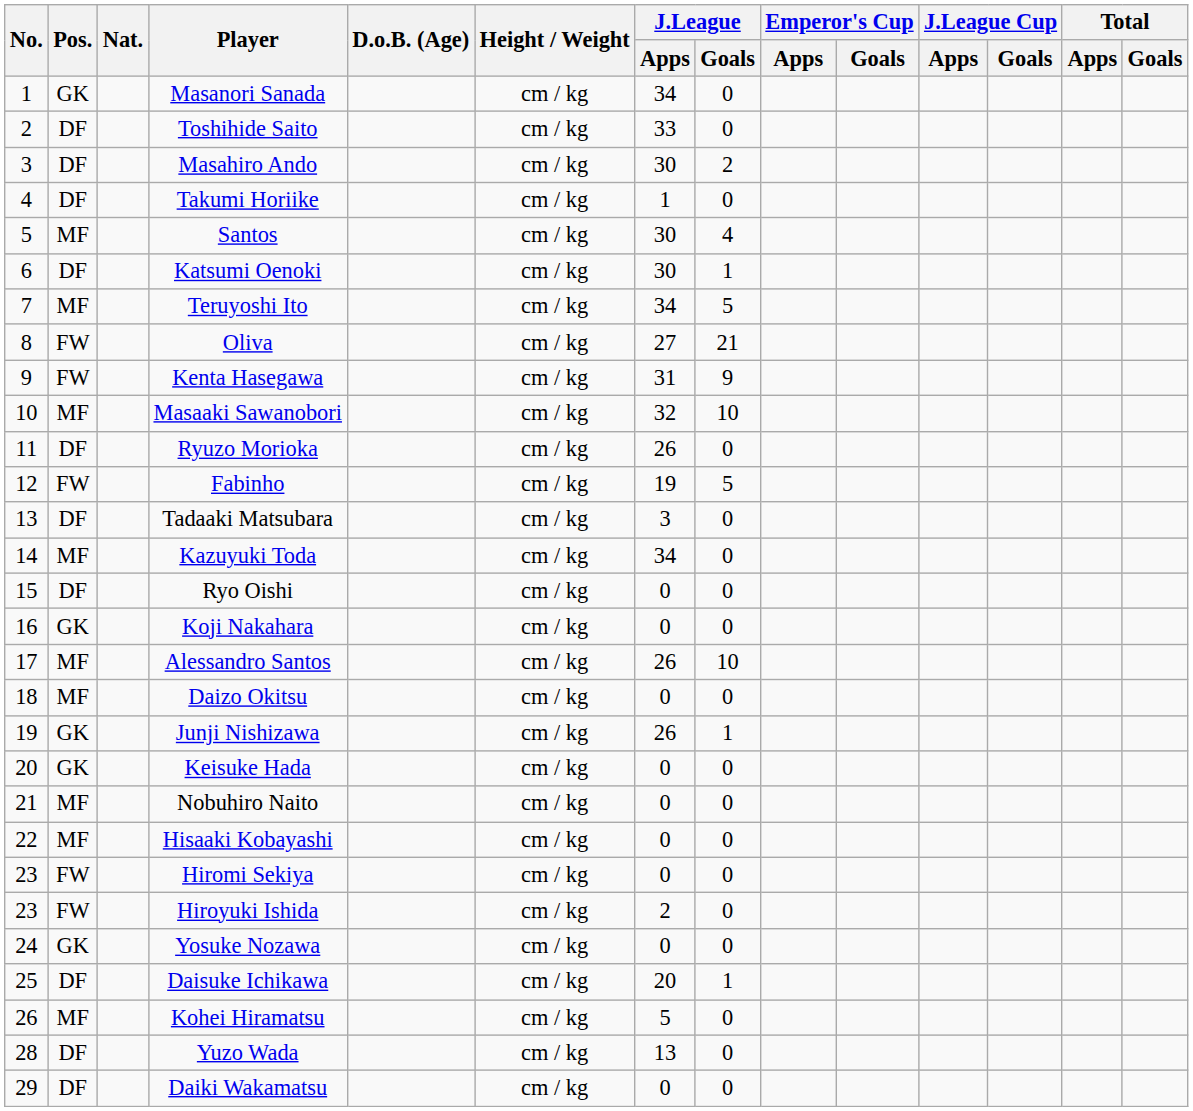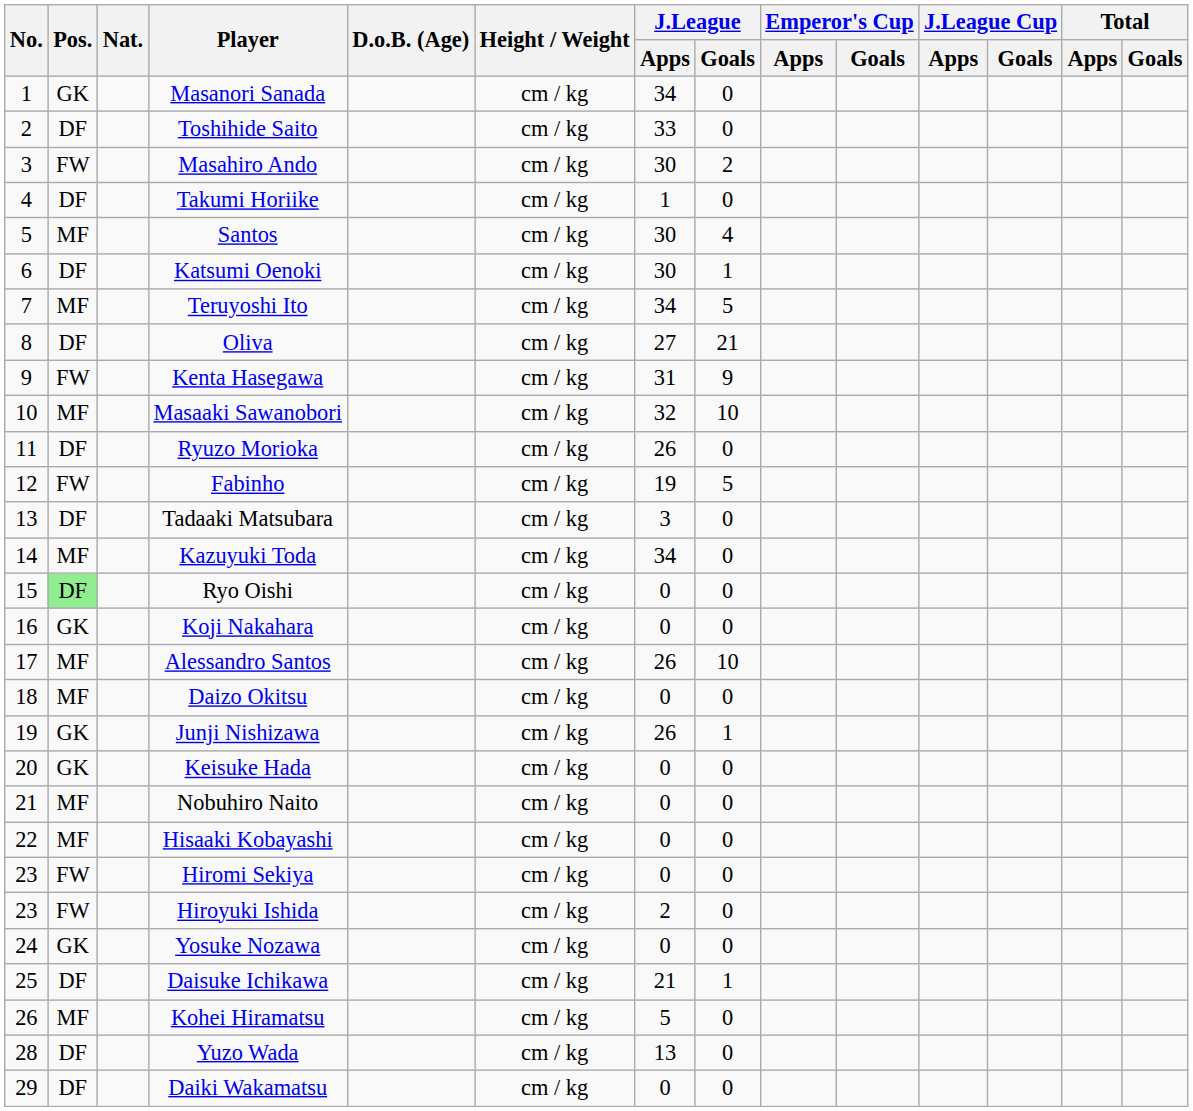(73, 164) DF -> (73, 164) FW
(73, 341) FW -> (73, 341) DF
(73, 590) no background -> (73, 590) lightgreen background
(665, 981) 20 -> (665, 981) 21
